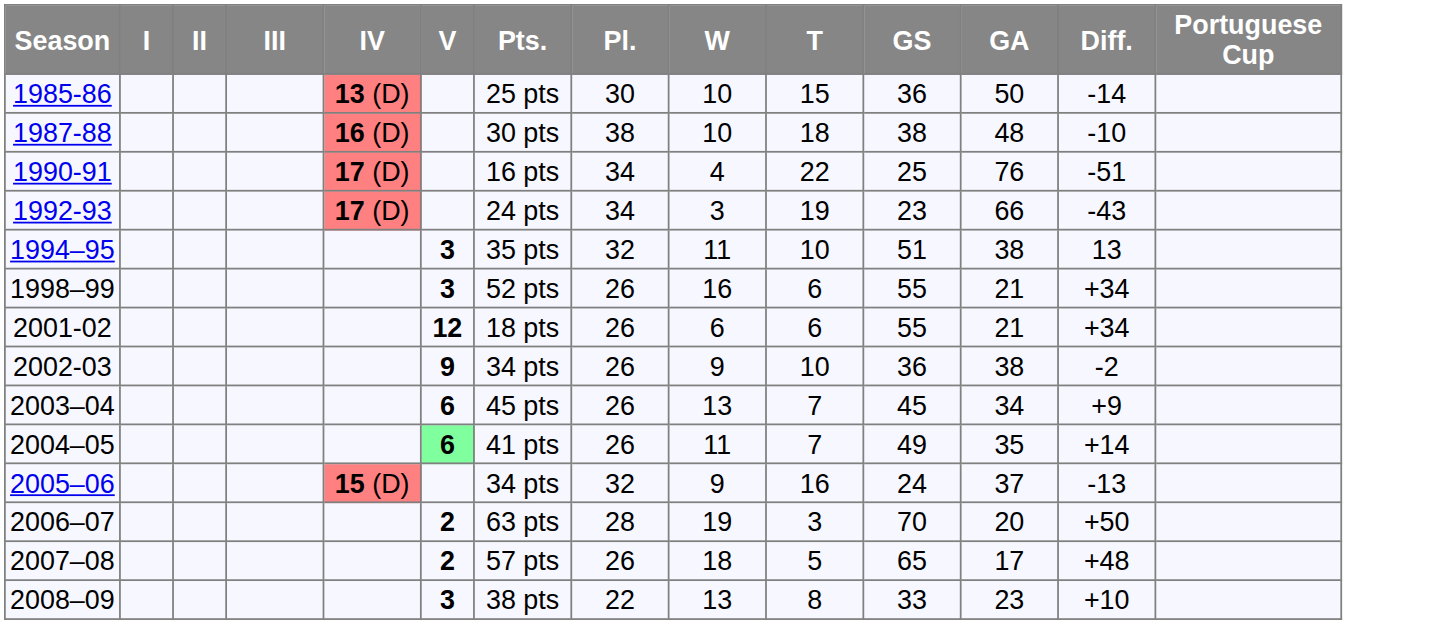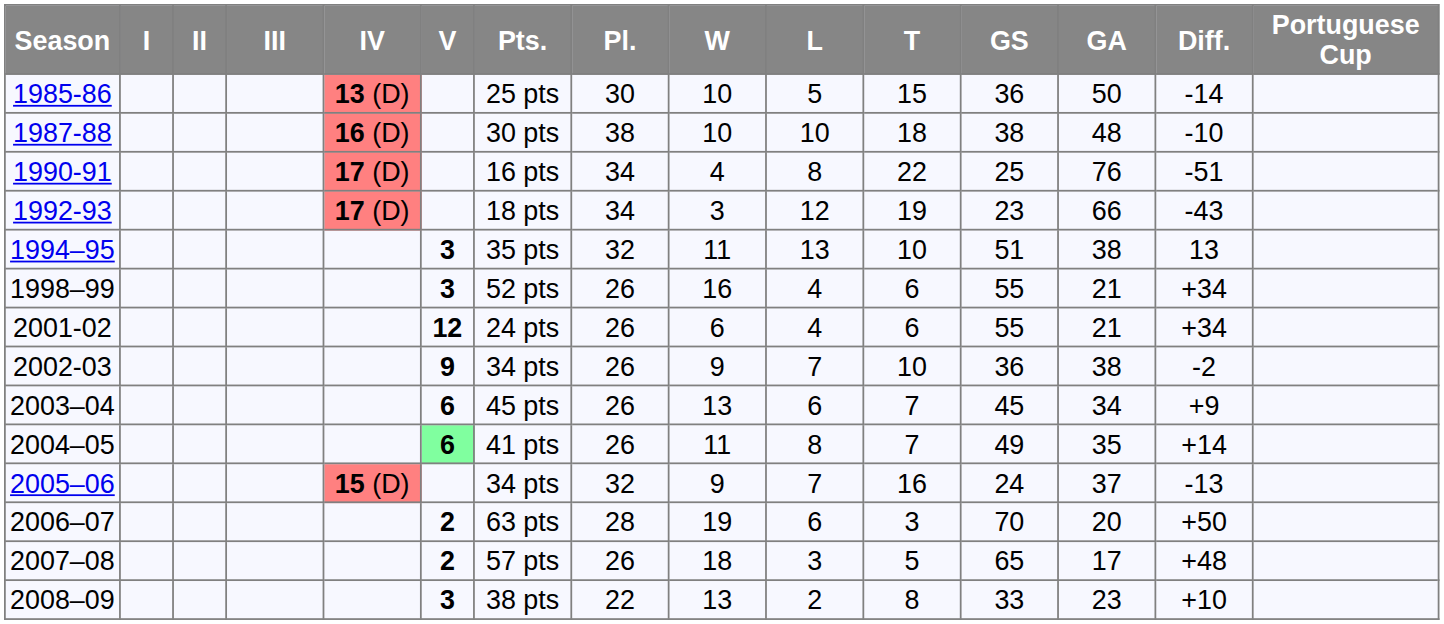+ column: (815, 39)
(523, 210) 24 pts -> (523, 210) 18 pts
(523, 327) 18 pts -> (523, 327) 24 pts
